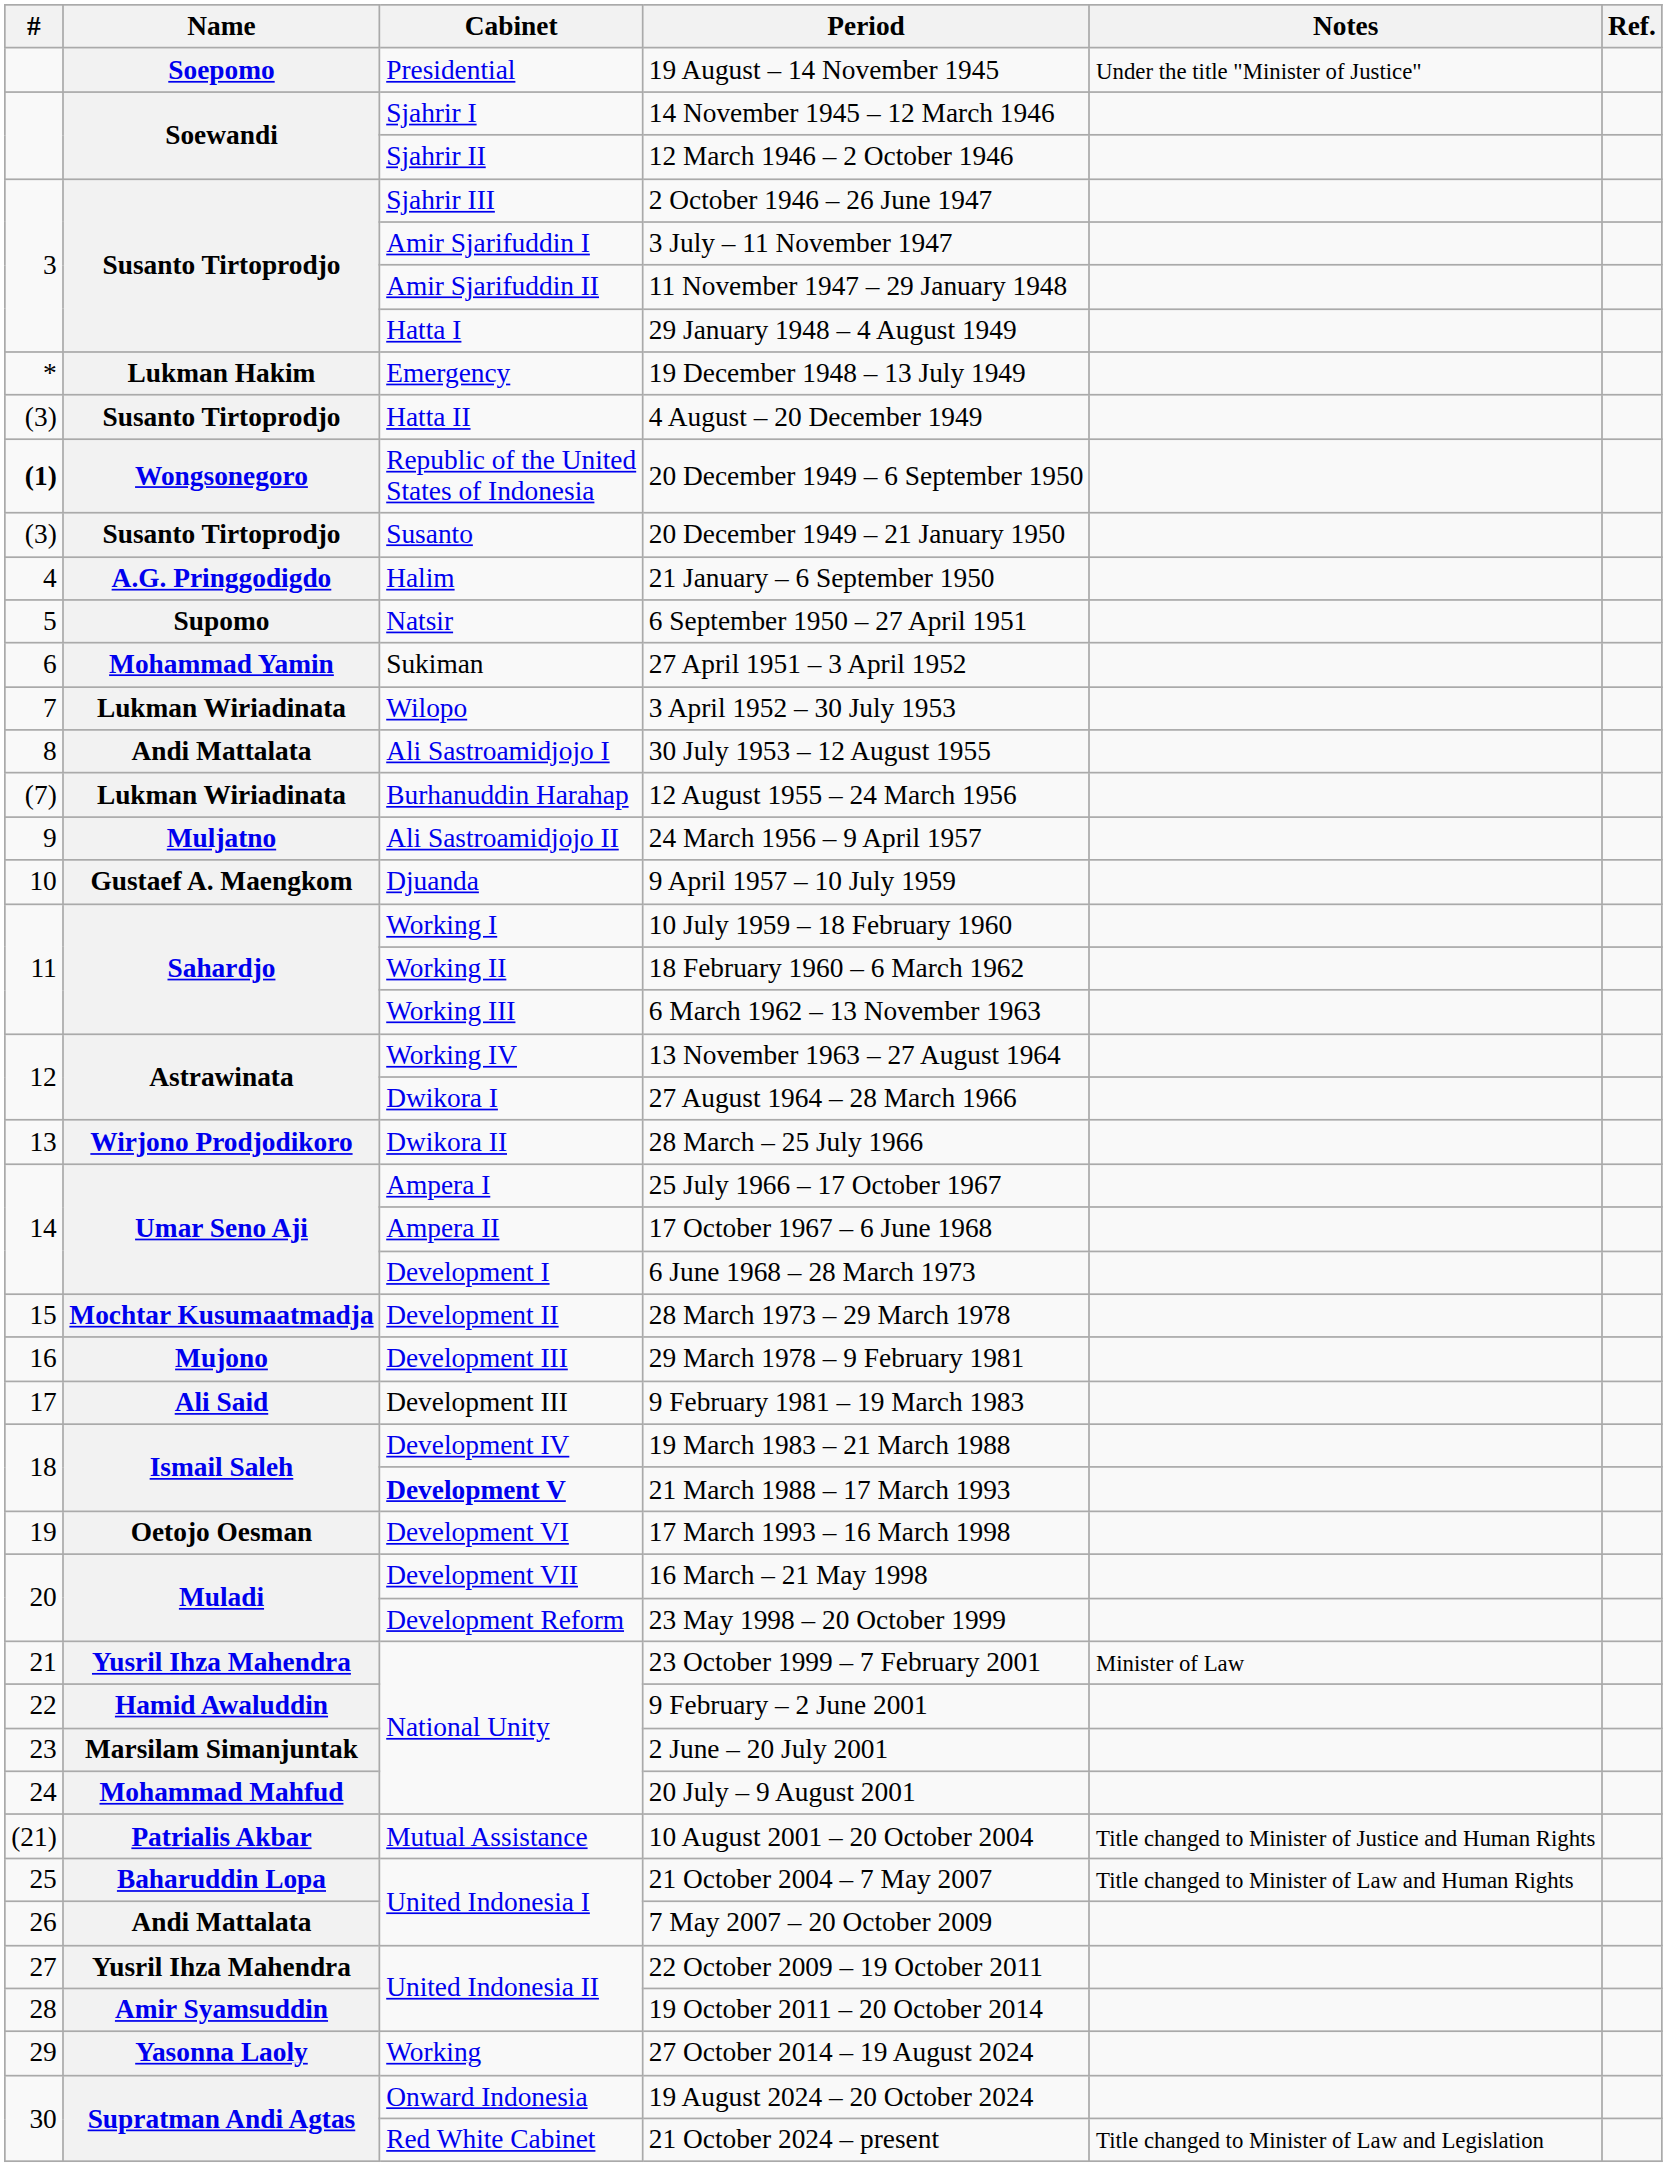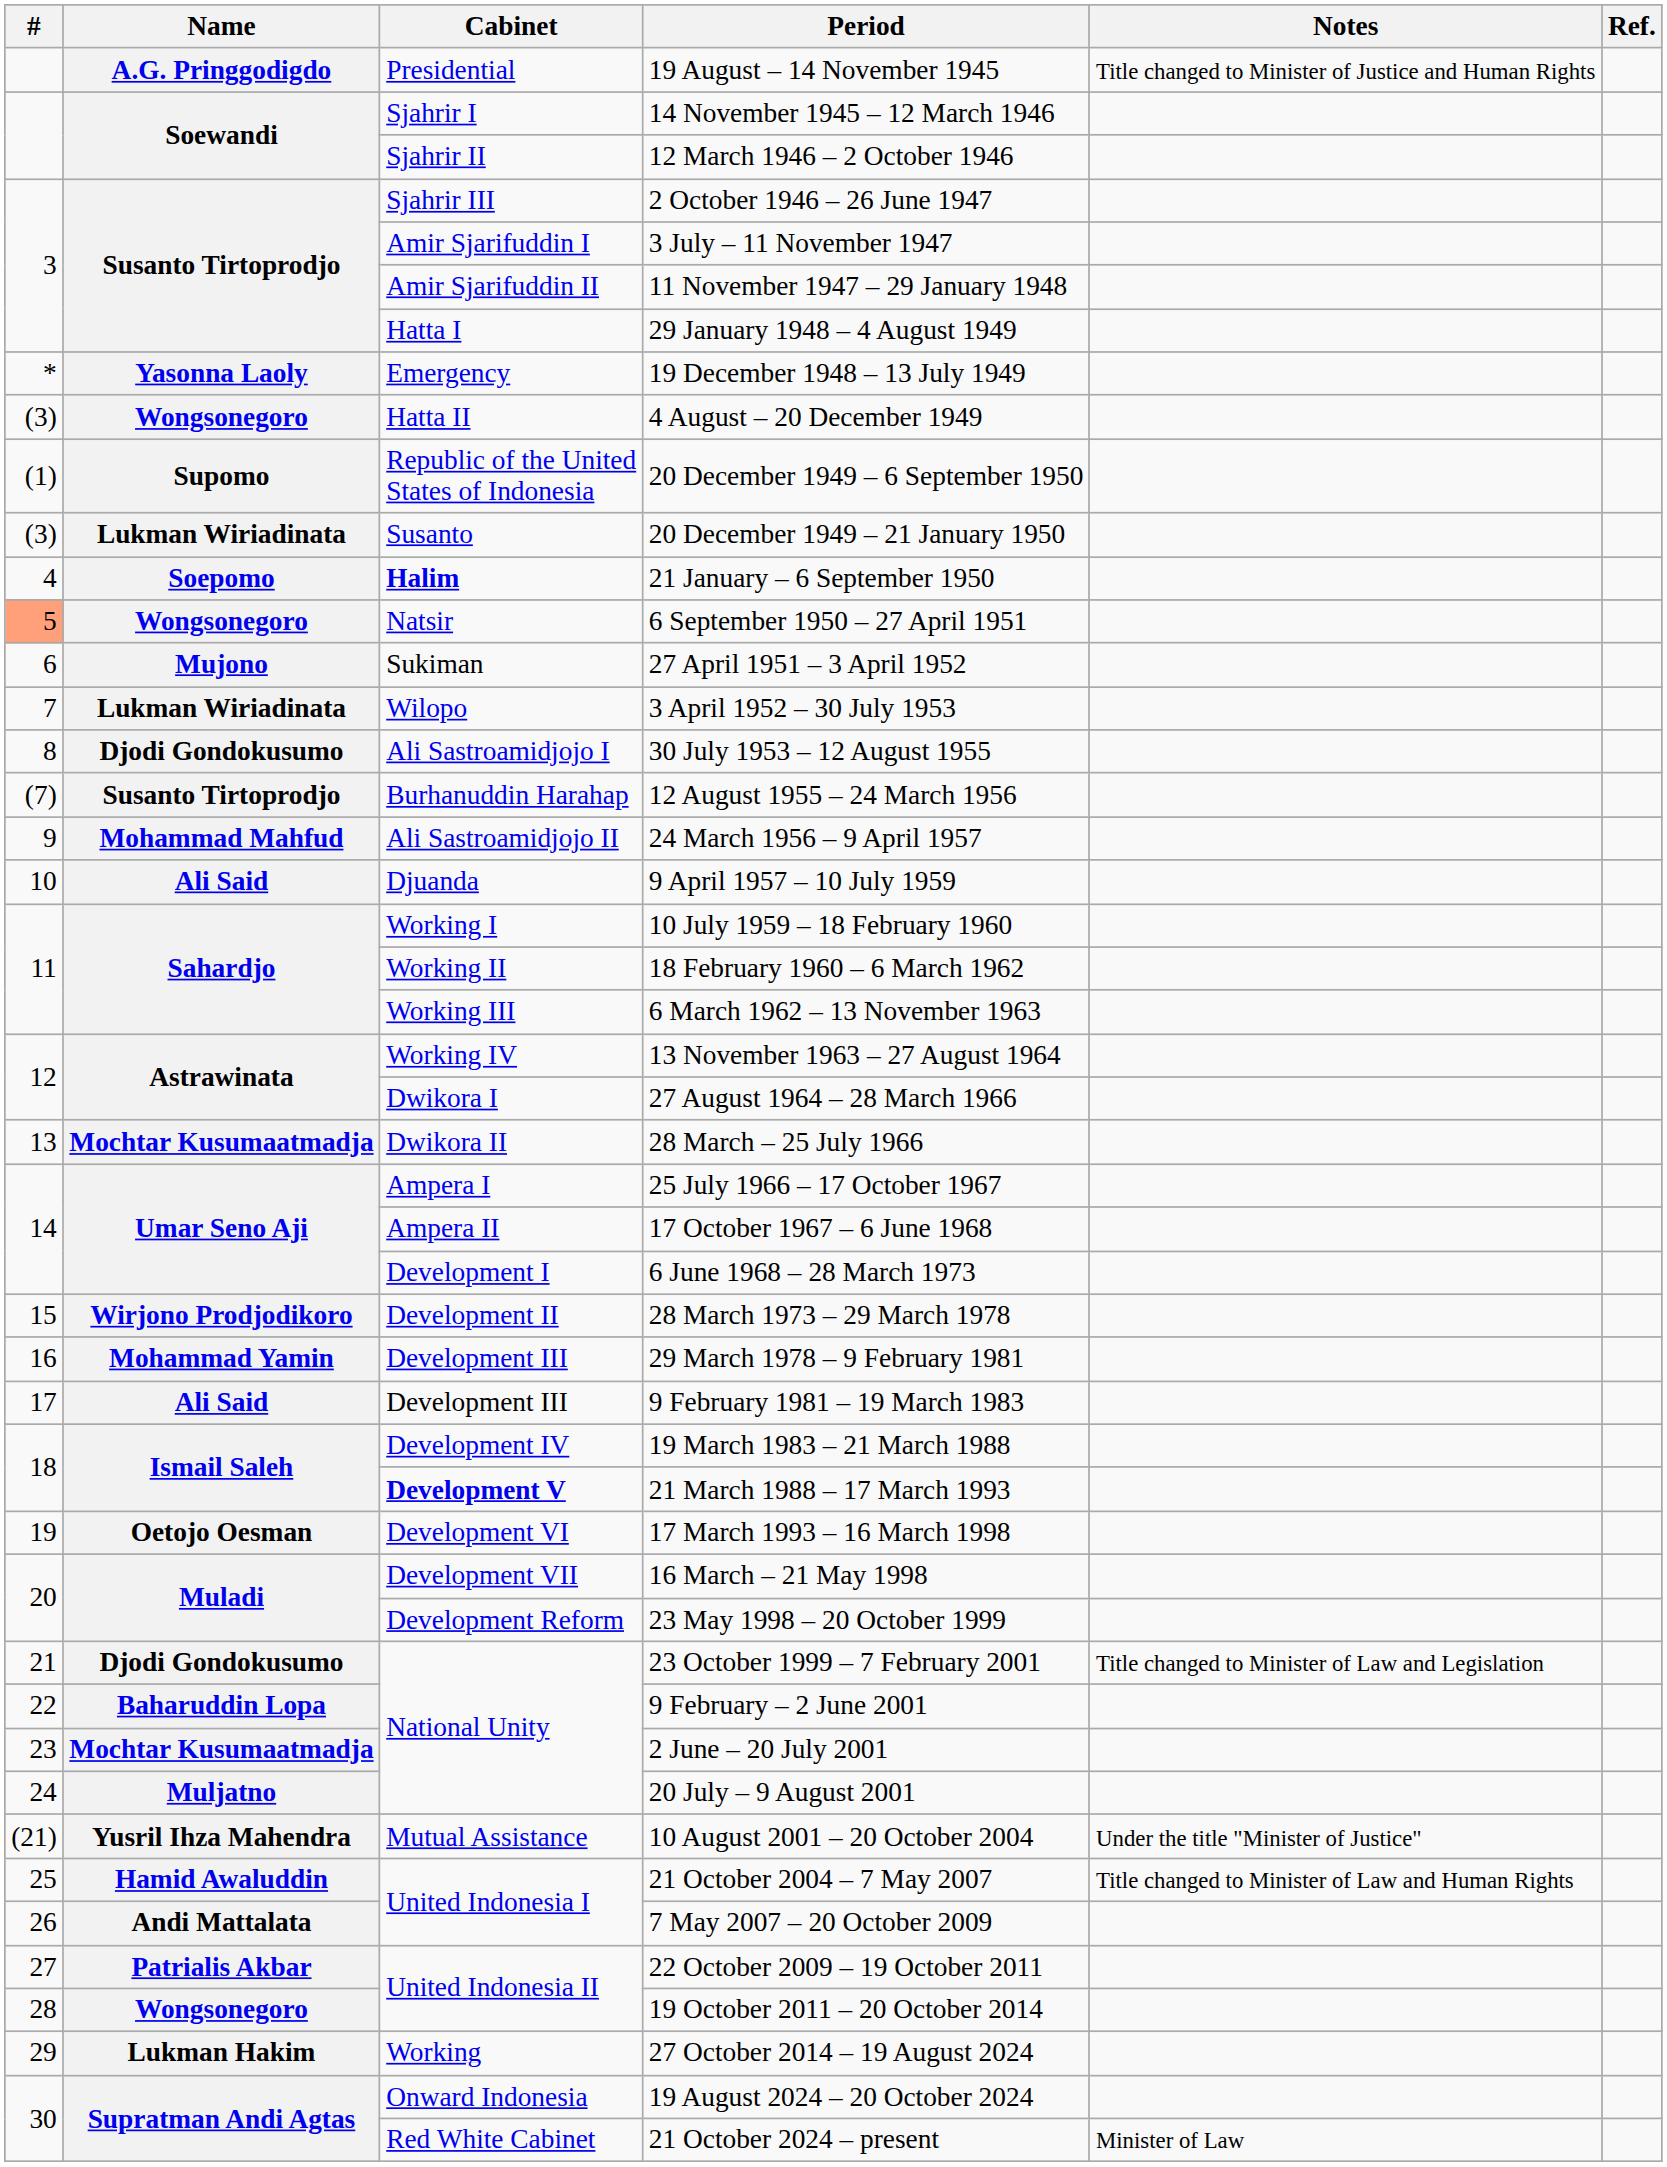(221, 69) Soepomo -> (221, 69) A.G. Pringgodigdo
(1259, 71) Under the title "Minister of Justice" -> (1346, 71) Title changed to Minister of Justice and Human Rights
(221, 373) Lukman Hakim -> (221, 373) Yasonna Laoly
(221, 416) Susanto Tirtoprodjo -> (221, 416) Wongsonegoro
(41, 475) bold -> (41, 475) normal
(221, 475) Wongsonegoro -> (221, 475) Supomo
(221, 534) Susanto Tirtoprodjo -> (221, 534) Lukman Wiriadinata
(221, 577) A.G. Pringgodigdo -> (221, 577) Soepomo
(420, 577) normal -> (423, 577) bold
(50, 621) no background -> (50, 621) lightsalmon background
(221, 621) Supomo -> (221, 621) Wongsonegoro
(221, 664) Mohammad Yamin -> (221, 664) Mujono
(221, 751) Andi Mattalata -> (221, 751) Djodi Gondokusumo
(221, 794) Lukman Wiriadinata -> (221, 794) Susanto Tirtoprodjo
(221, 838) Muljatno -> (221, 838) Mohammad Mahfud
(221, 881) Gustaef A. Maengkom -> (221, 881) Ali Said
(221, 1141) Wirjono Prodjodikoro -> (221, 1141) Mochtar Kusumaatmadja
(221, 1315) Mochtar Kusumaatmadja -> (221, 1315) Wirjono Prodjodikoro
(221, 1358) Mujono -> (221, 1358) Mohammad Yamin
(221, 1662) Yusril Ihza Mahendra -> (221, 1662) Djodi Gondokusumo
(1170, 1664) Minister of Law -> (1320, 1664) Title changed to Minister of Law and Legislation
(221, 1705) Hamid Awaluddin -> (221, 1705) Baharuddin Lopa
(221, 1749) Marsilam Simanjuntak -> (221, 1749) Mochtar Kusumaatmadja
(221, 1792) Mohammad Mahfud -> (221, 1792) Muljatno
(221, 1836) Patrialis Akbar -> (221, 1836) Yusril Ihza Mahendra
(1346, 1837) Title changed to Minister of Justice and Human Rights -> (1259, 1837) Under the title "Minister of Justice"
(221, 1879) Baharuddin Lopa -> (221, 1879) Hamid Awaluddin
(221, 1966) Yusril Ihza Mahendra -> (221, 1966) Patrialis Akbar
(221, 2009) Amir Syamsuddin -> (221, 2009) Wongsonegoro
(221, 2052) Yasonna Laoly -> (221, 2052) Lukman Hakim
(1320, 2141) Title changed to Minister of Law and Legislation -> (1170, 2141) Minister of Law
